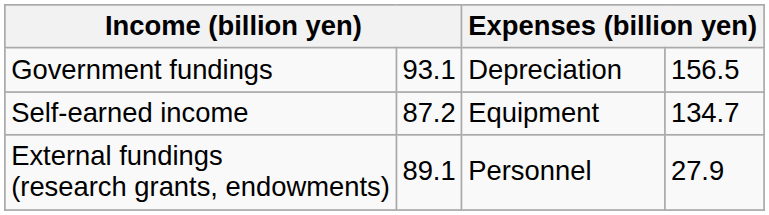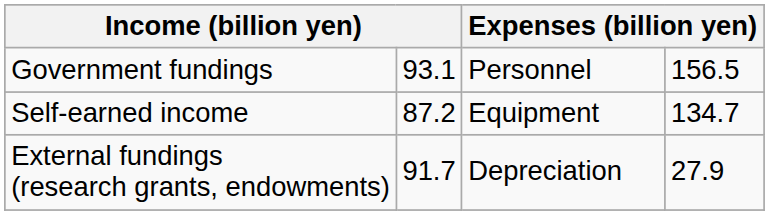(545, 69) Depreciation -> (530, 69) Personnel
(429, 171) 89.1 -> (429, 171) 91.7
(530, 171) Personnel -> (545, 171) Depreciation
